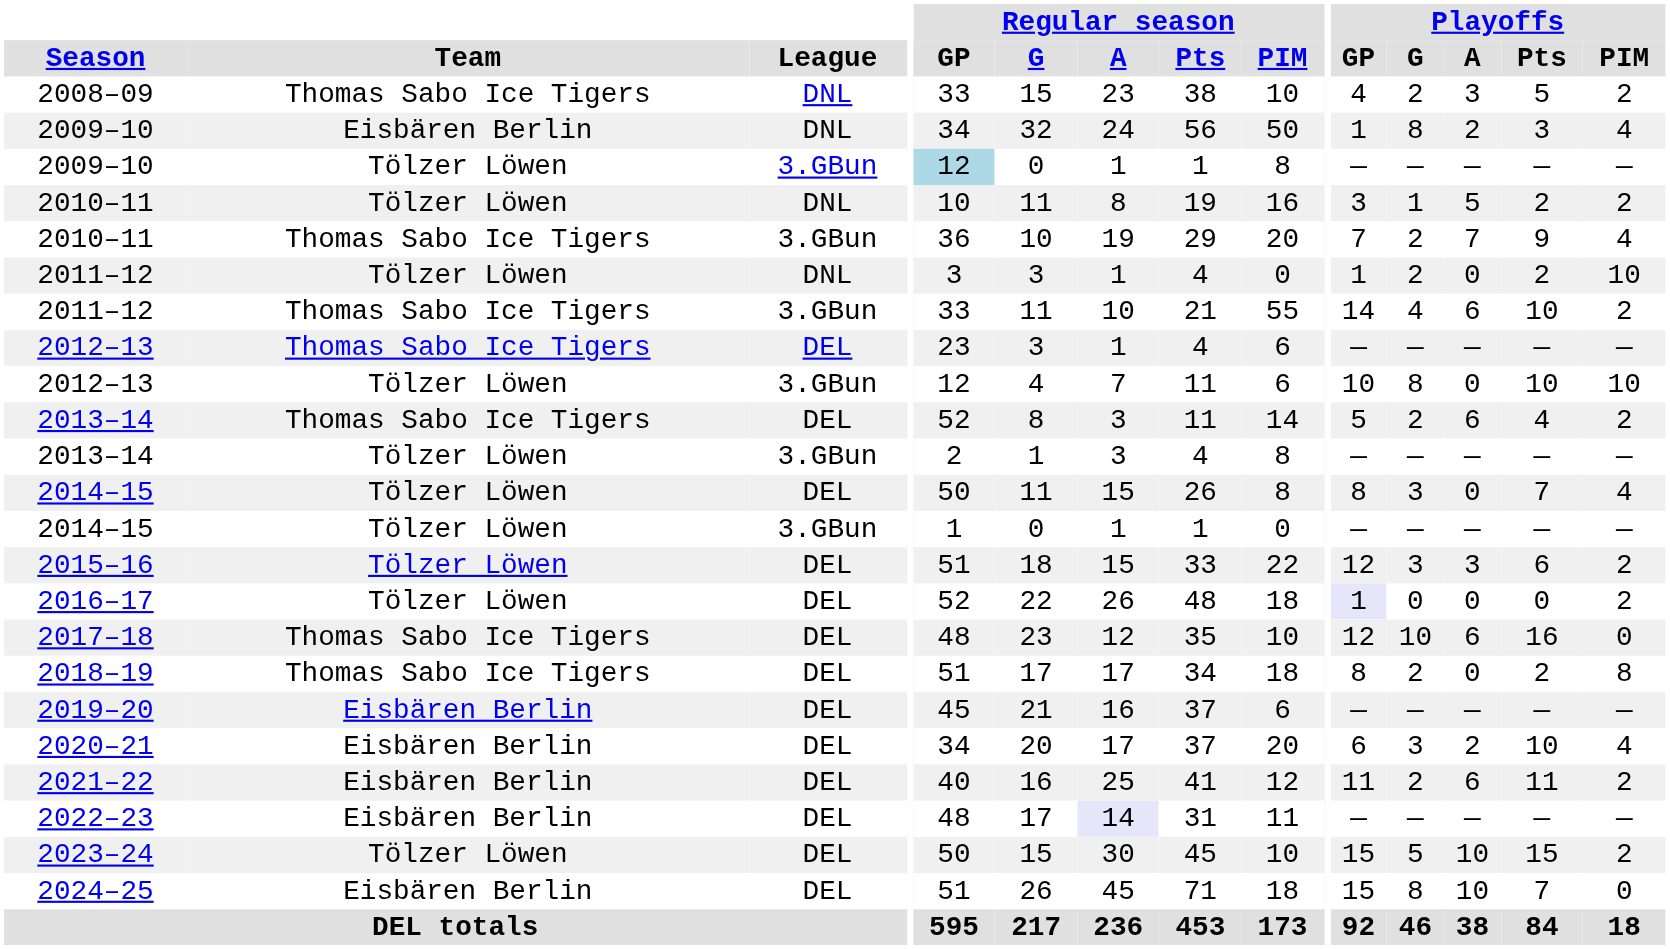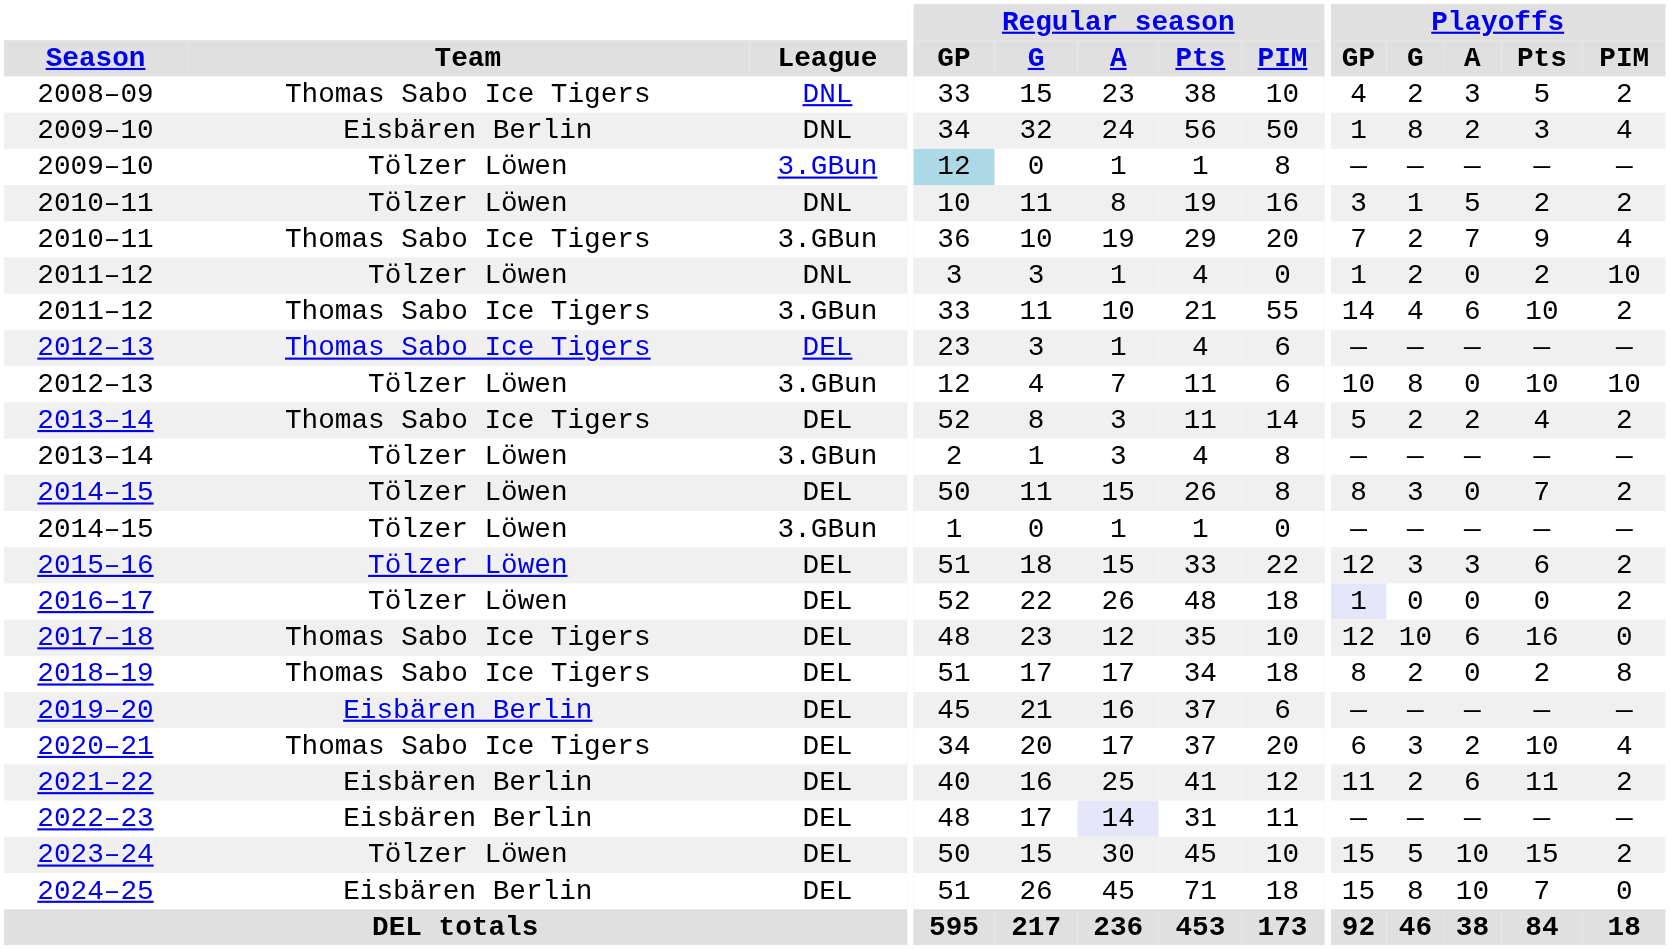(1472, 420) 6 -> (1472, 420) 2
(1624, 493) 4 -> (1624, 493) 2
(468, 746) Eisbären Berlin -> (468, 746) Thomas Sabo Ice Tigers
